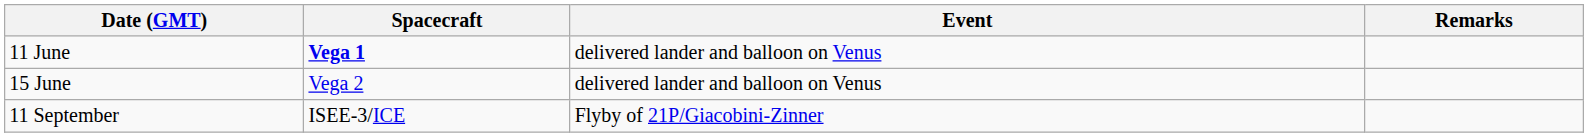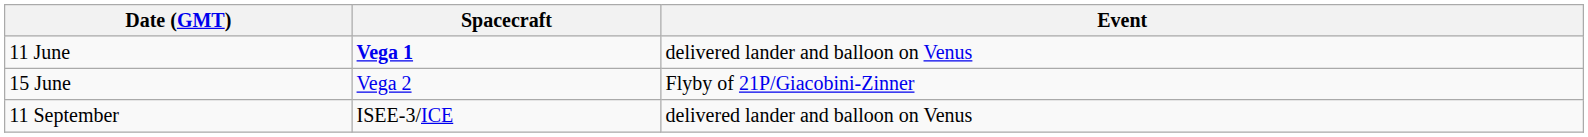- column: (1474, 20)
(728, 83) delivered lander and balloon on Venus -> (790, 83) Flyby of 21P/Giacobini-Zinner
(699, 115) Flyby of 21P/Giacobini-Zinner -> (819, 115) delivered lander and balloon on Venus
